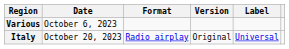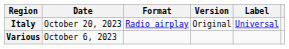rows swapped: (23, 24) <-> (23, 37)
